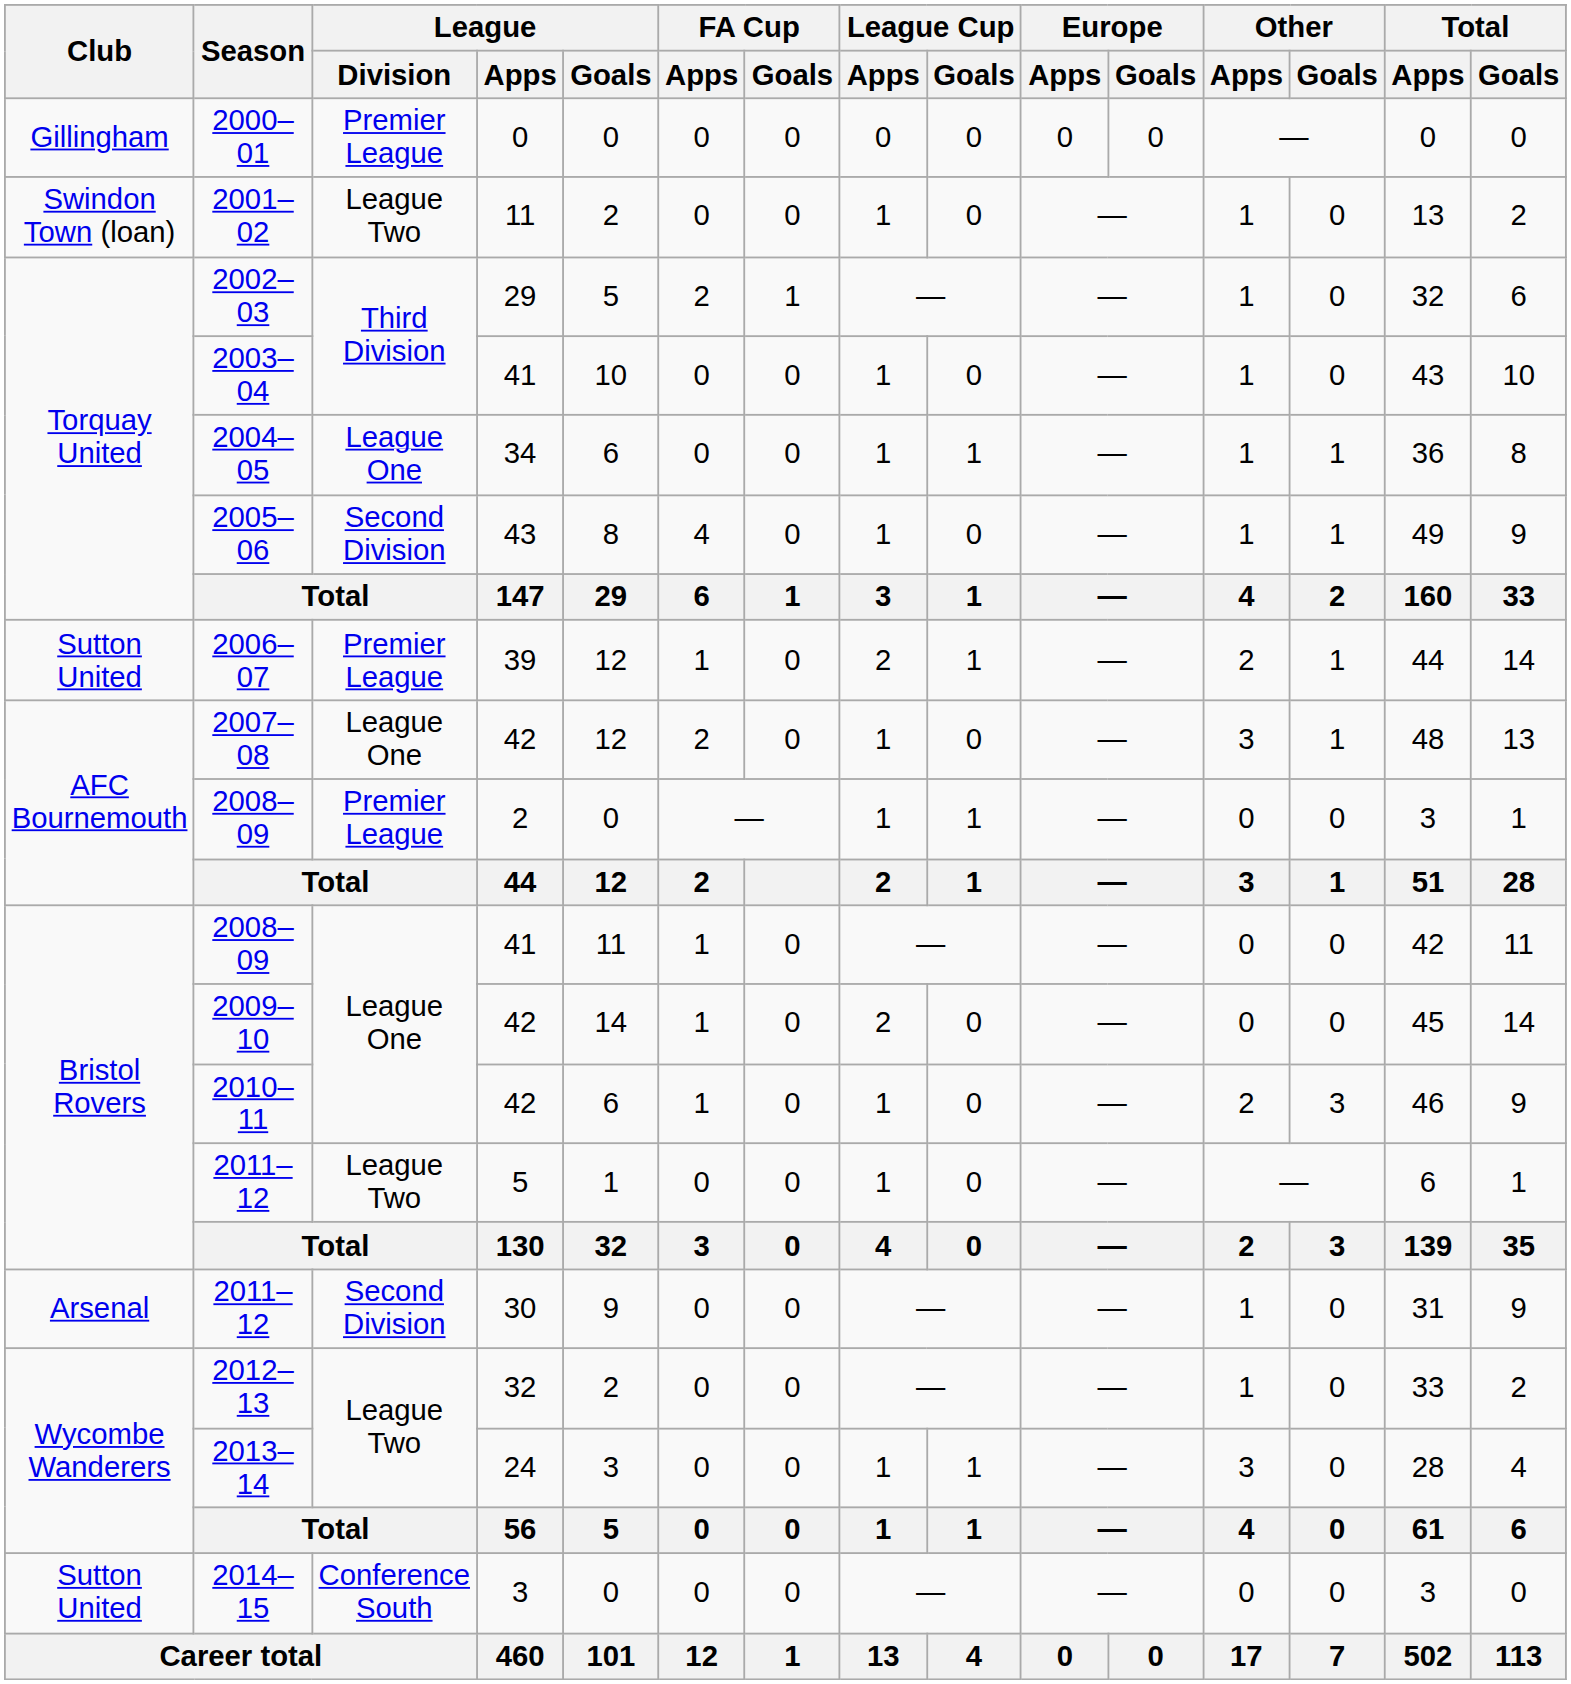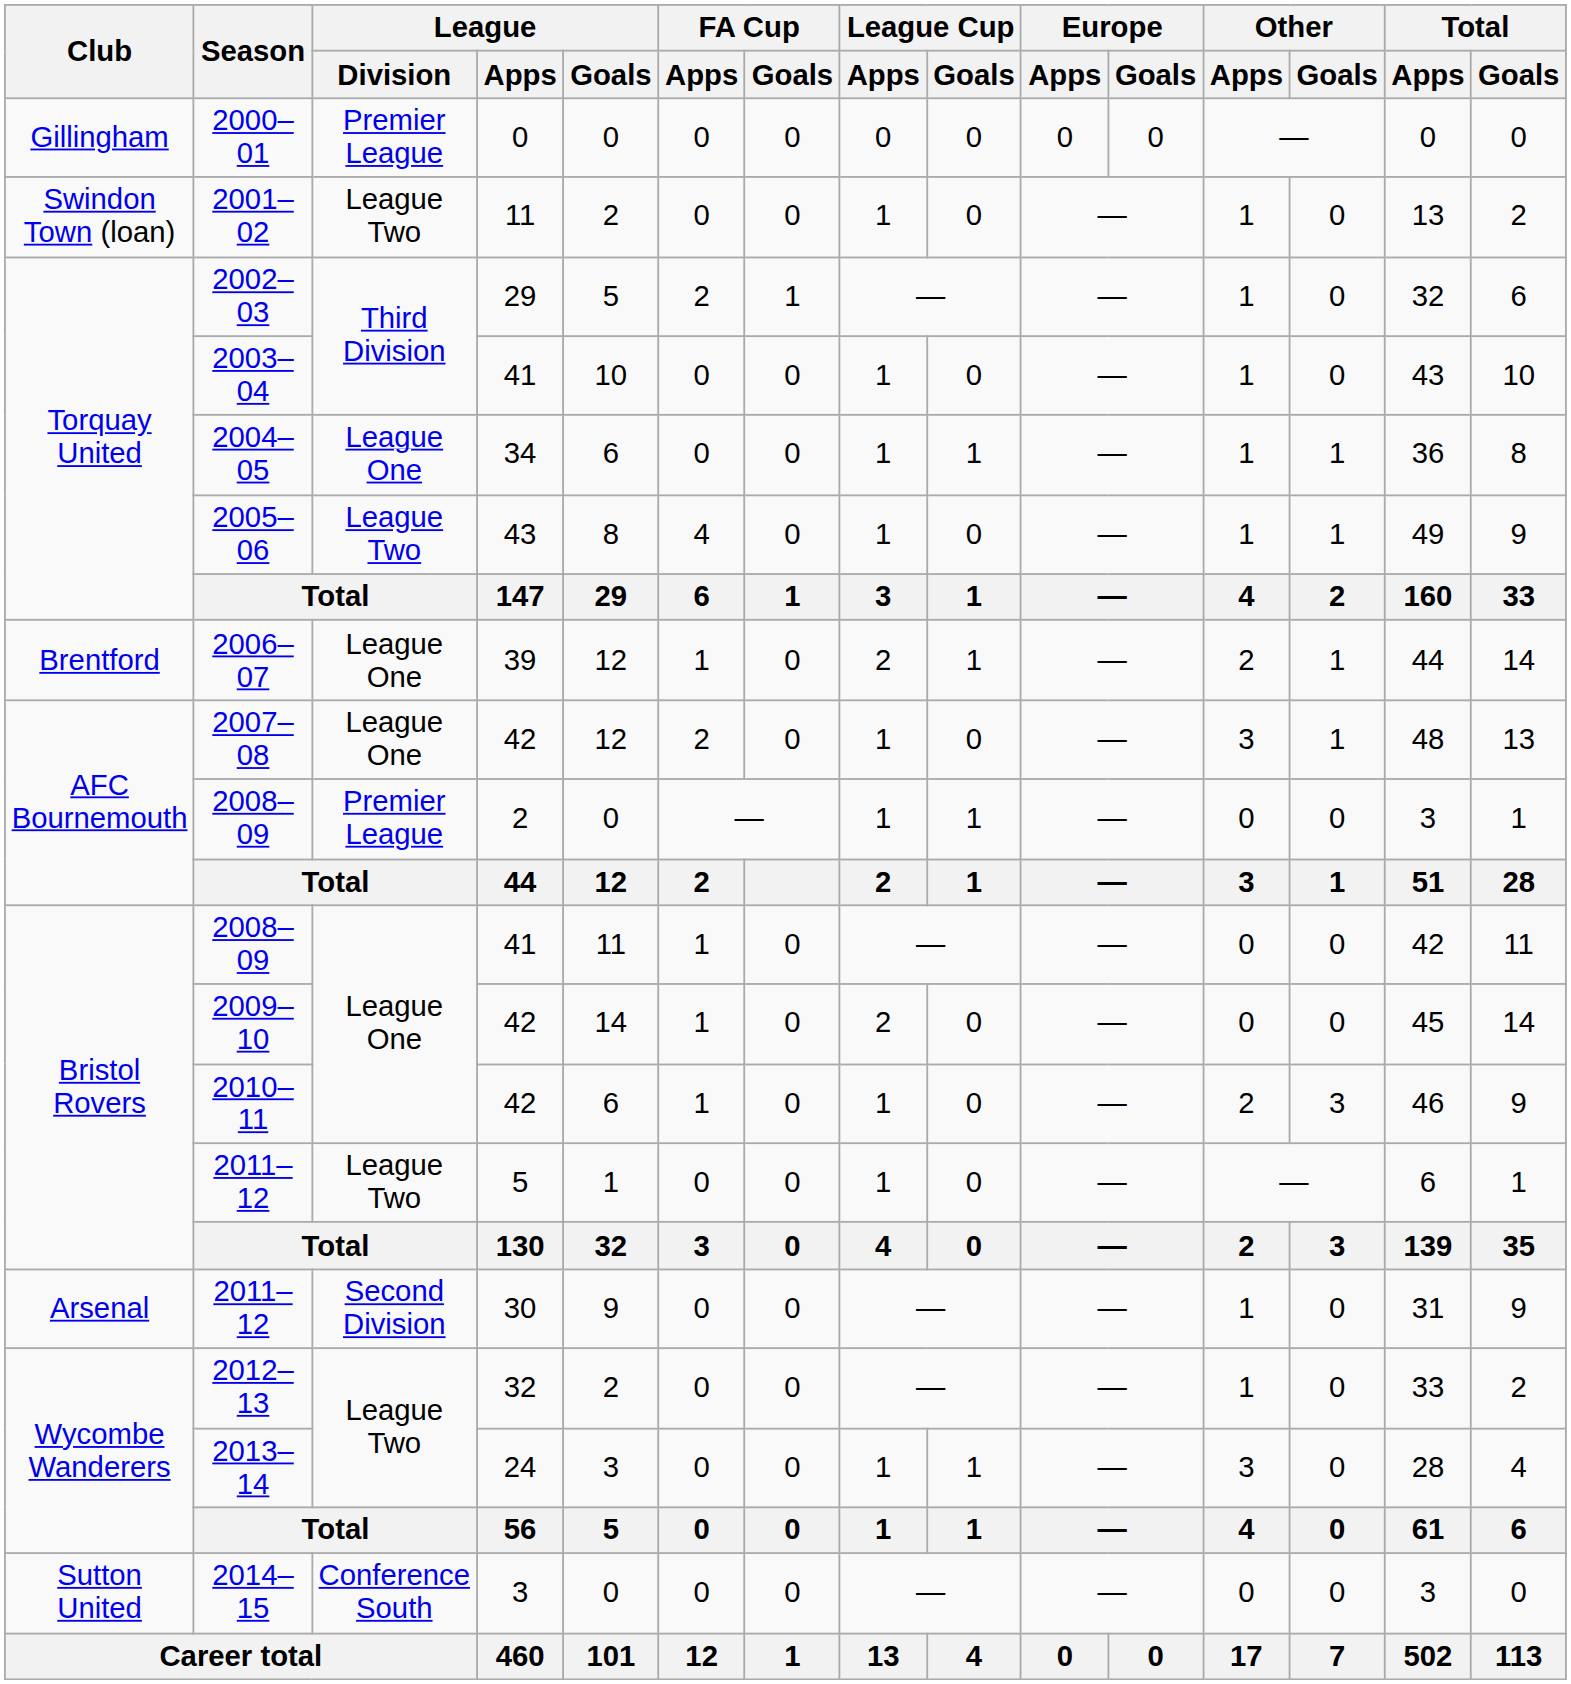(394, 533) Second Division -> (394, 533) League Two
(100, 659) Sutton United -> (100, 659) Brentford
(394, 659) Premier League -> (394, 659) League One
